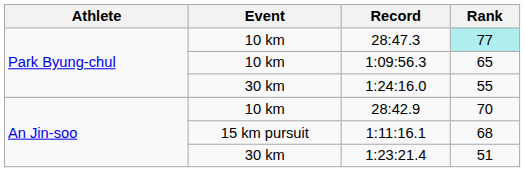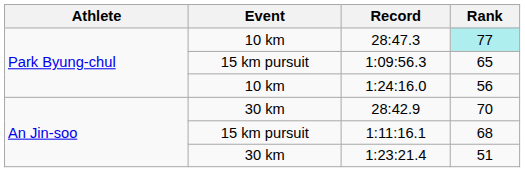(265, 63) 10 km -> (265, 63) 15 km pursuit
(265, 86) 30 km -> (265, 86) 10 km
(485, 86) 55 -> (485, 86) 56
(265, 109) 10 km -> (265, 109) 30 km
